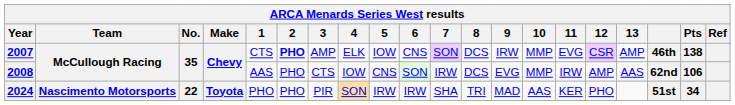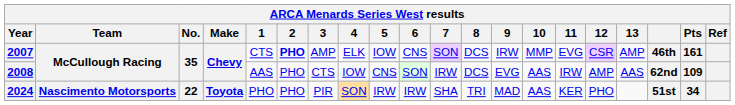(693, 52) 138 -> (693, 52) 161
(539, 72) MMP -> (539, 72) AAS
(693, 72) 106 -> (693, 72) 109
